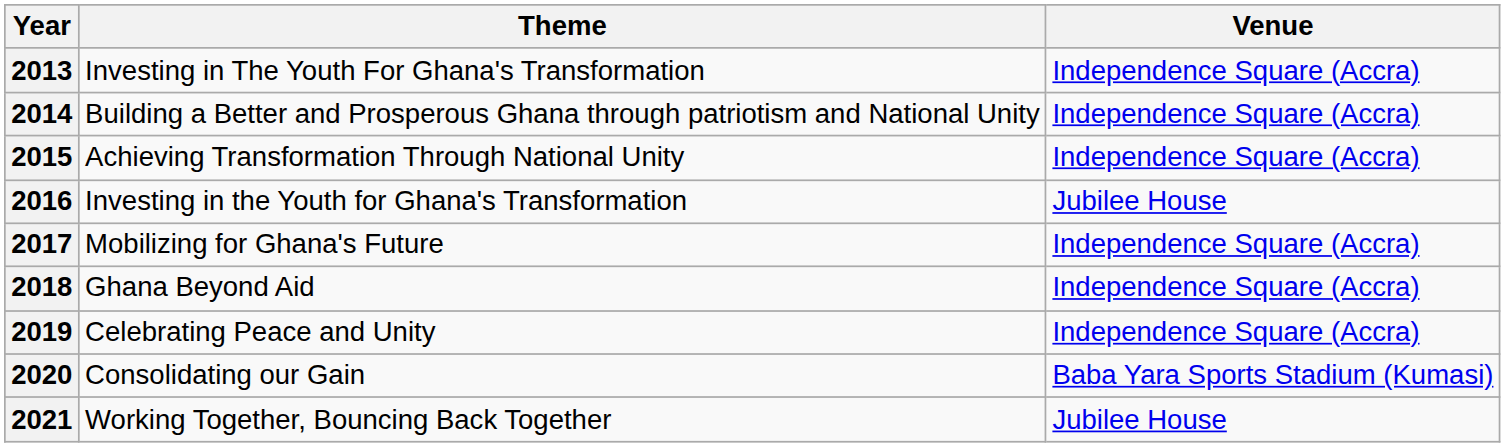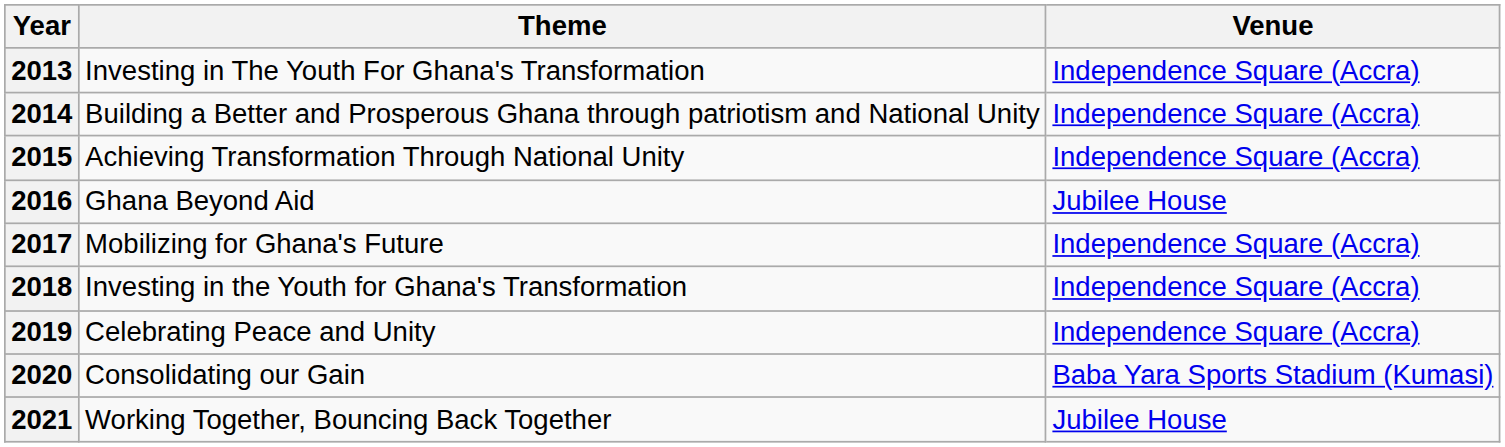(386, 200) Investing in the Youth for Ghana's Transformation -> (200, 200) Ghana Beyond Aid
(200, 288) Ghana Beyond Aid -> (386, 288) Investing in the Youth for Ghana's Transformation
